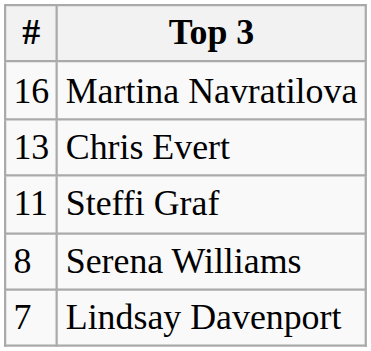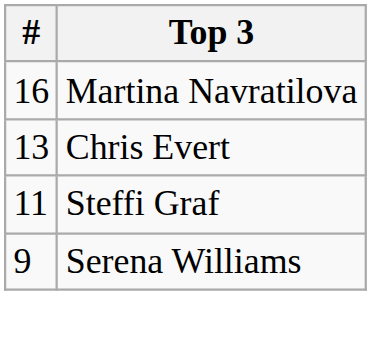(22, 260) 8 -> (22, 260) 9
- row: (204, 317)
